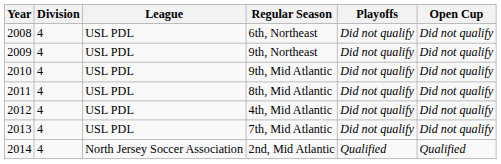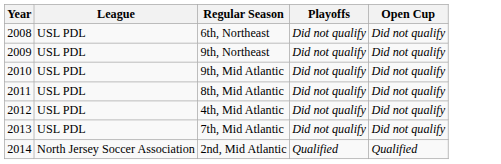- column: (58, 14)
